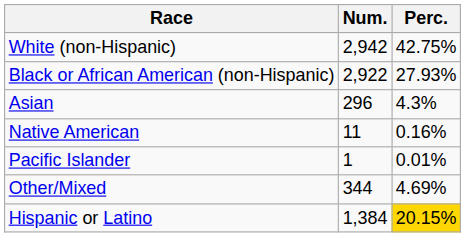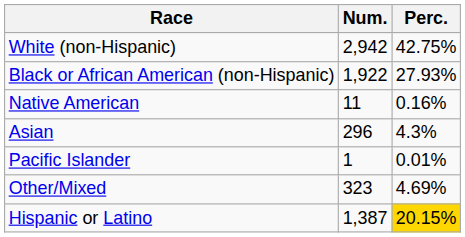(365, 75) 2,922 -> (365, 75) 1,922
rows swapped: (74, 132) <-> (31, 103)
(358, 189) 344 -> (358, 189) 323
(365, 217) 1,384 -> (365, 217) 1,387
